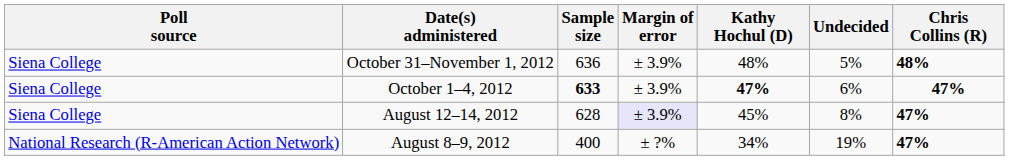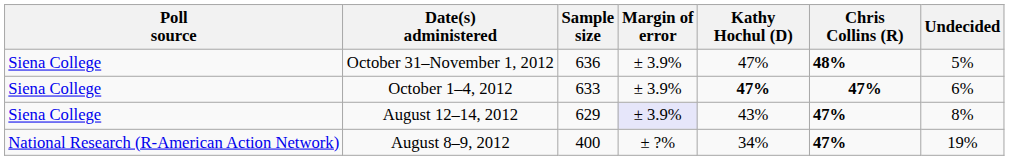columns swapped: (948, 27) <-> (851, 27)
(753, 62) 48% -> (753, 62) 47%
(588, 89) bold -> (588, 89) normal
(588, 115) 628 -> (588, 115) 629
(753, 115) 45% -> (753, 115) 43%
